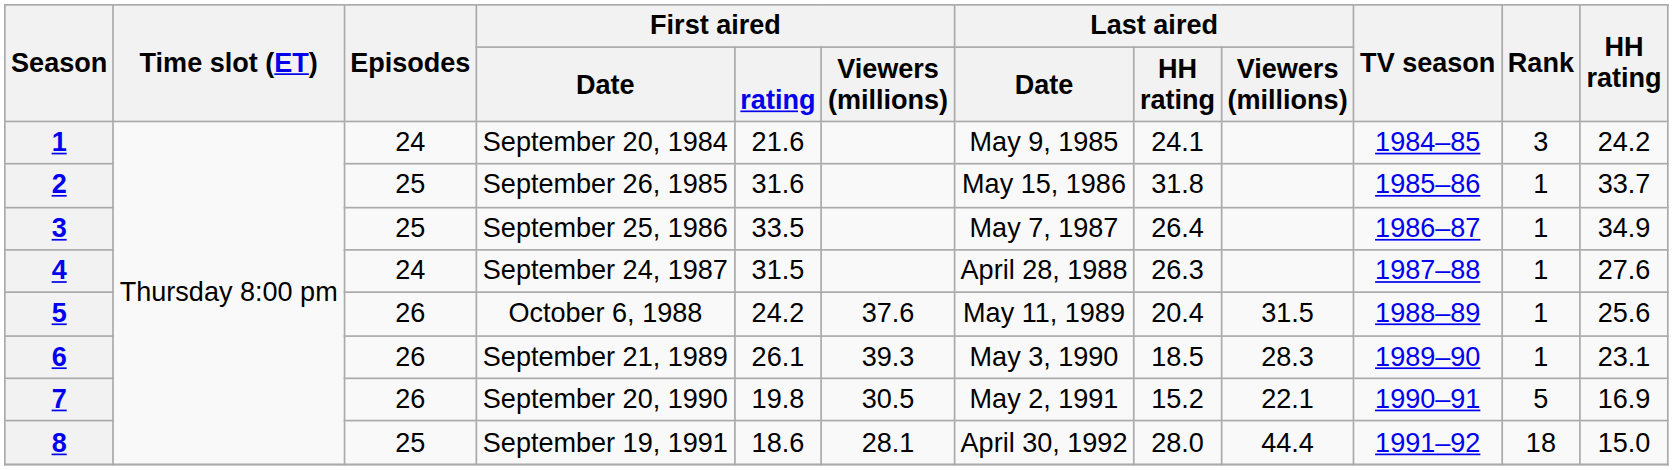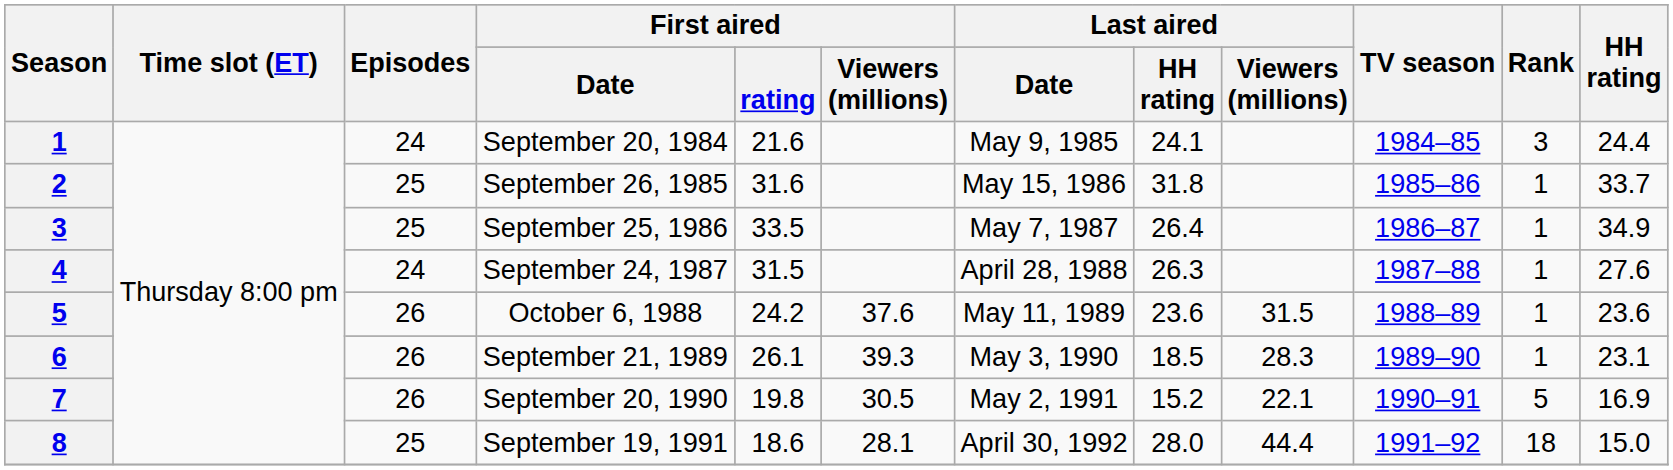(1624, 142) 24.2 -> (1624, 142) 24.4
(1177, 313) 20.4 -> (1177, 313) 23.6
(1624, 313) 25.6 -> (1624, 313) 23.6
